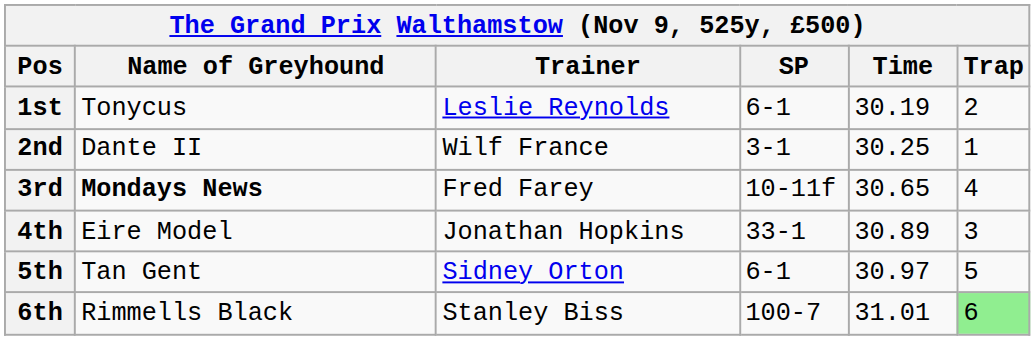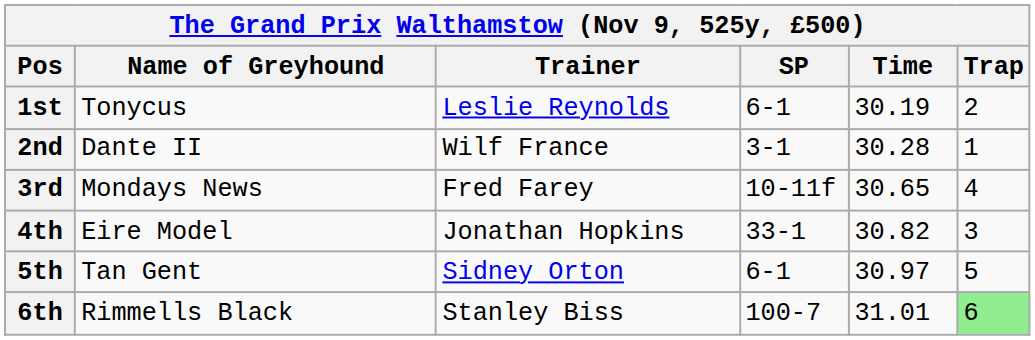(892, 149) 30.25 -> (892, 149) 30.28
(172, 190) bold -> (172, 190) normal
(892, 231) 30.89 -> (892, 231) 30.82
